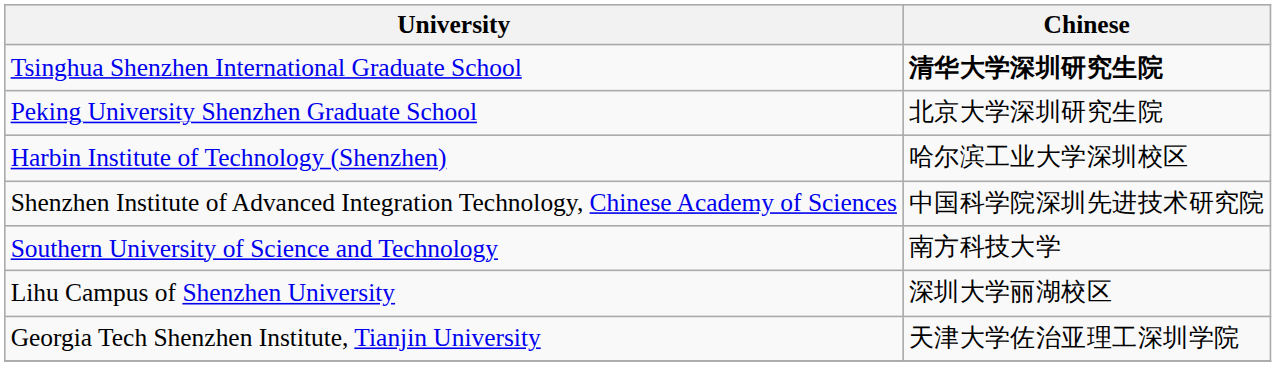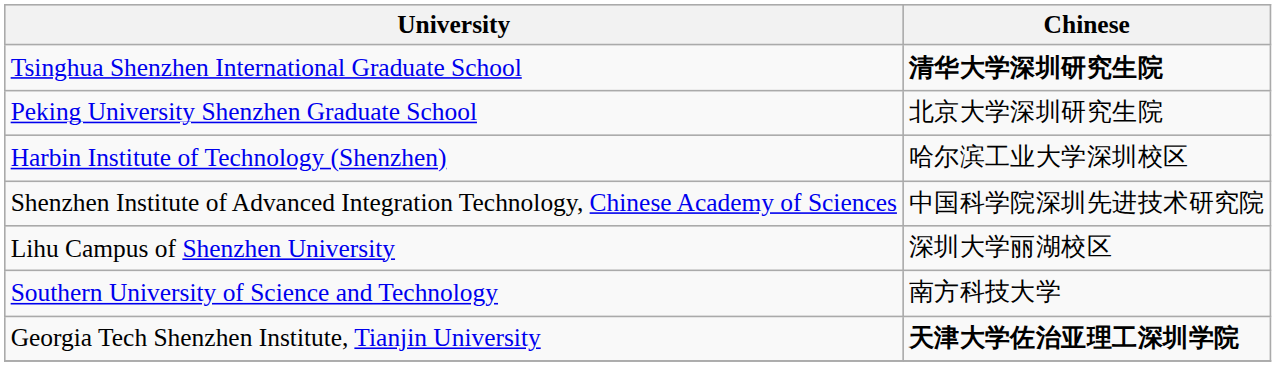rows swapped: (254, 247) <-> (203, 292)
(1074, 337) normal -> (1074, 337) bold
